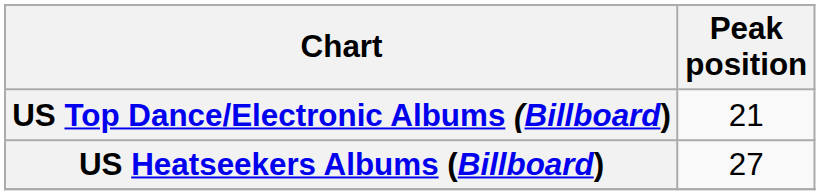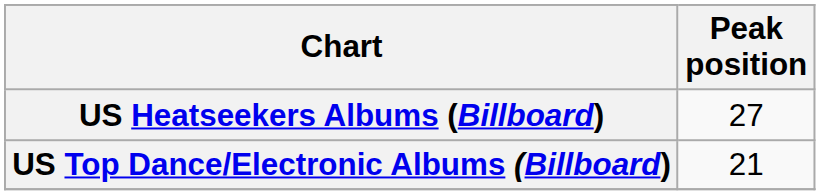rows swapped: (342, 114) <-> (342, 164)
